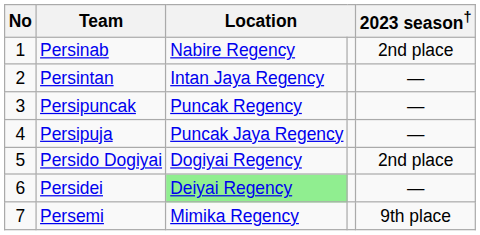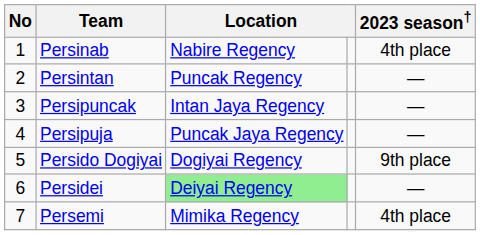(416, 51) 2nd place -> (416, 51) 4th place
(247, 78) Intan Jaya Regency -> (236, 78) Puncak Regency
(236, 106) Puncak Regency -> (247, 106) Intan Jaya Regency
(416, 161) 2nd place -> (416, 161) 9th place
(416, 216) 9th place -> (416, 216) 4th place
